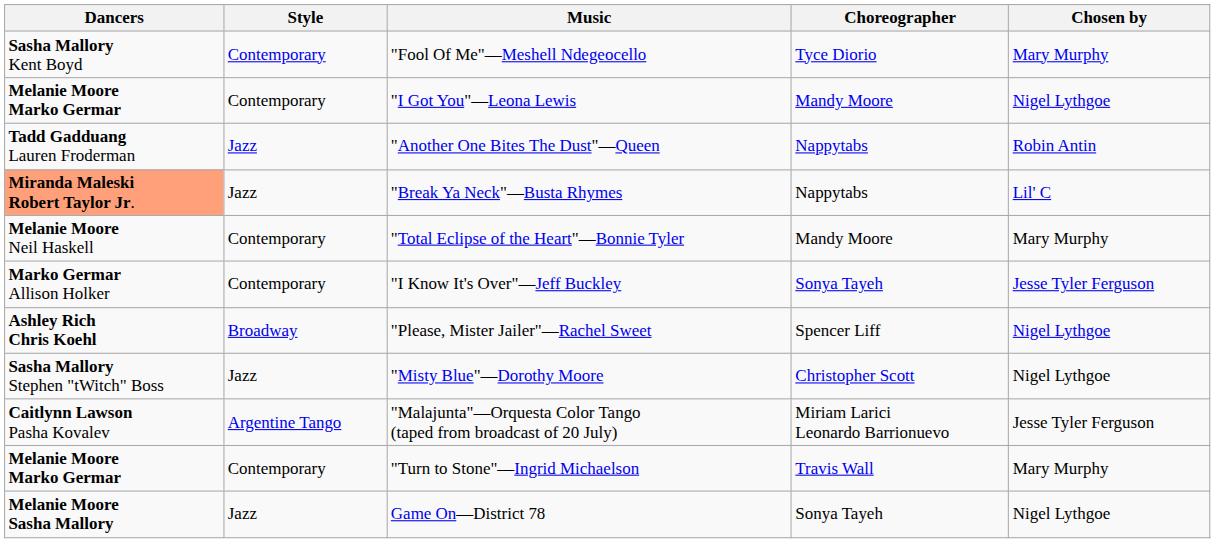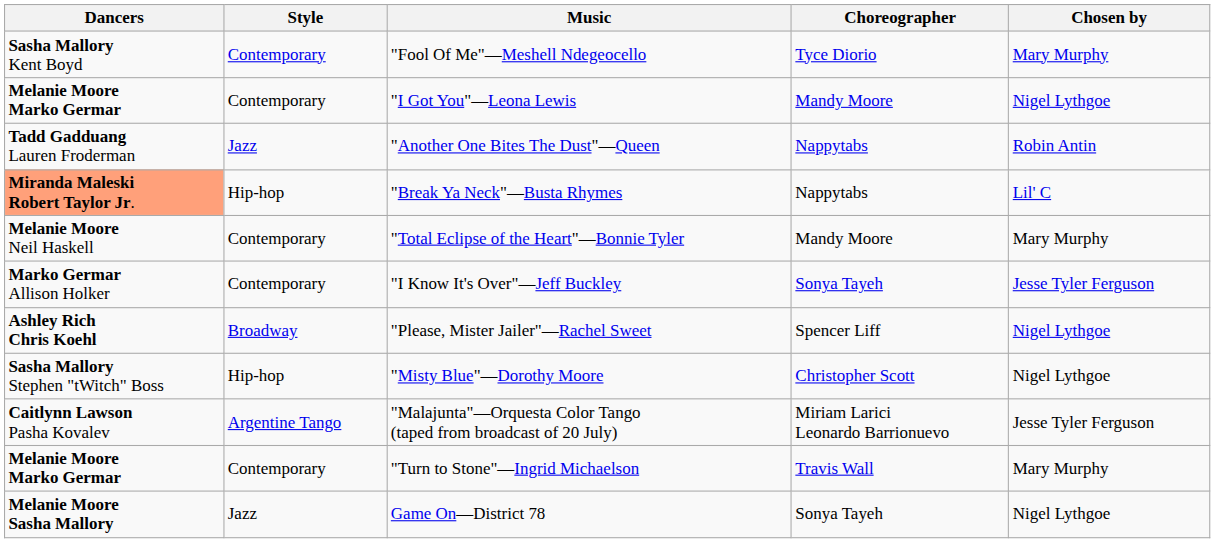(242, 192) Jazz -> (256, 192) Hip-hop
(242, 376) Jazz -> (256, 376) Hip-hop
